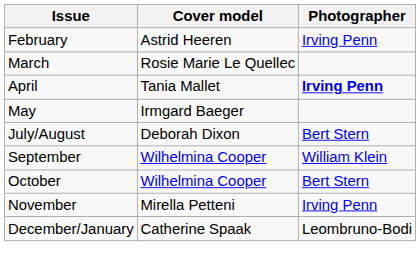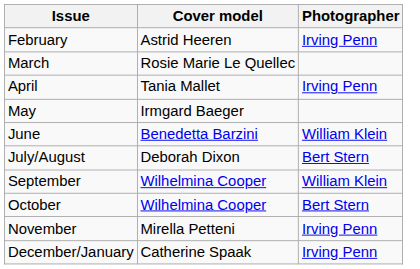(342, 87) bold -> (340, 87) normal
+ row: (24, 134)
(357, 228) Leombruno-Bodi -> (340, 252) Irving Penn
